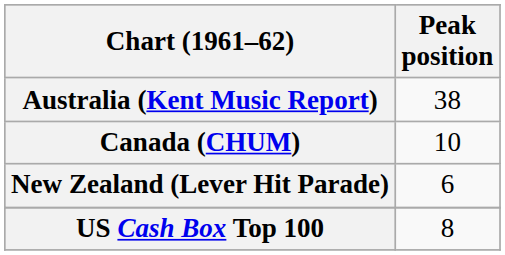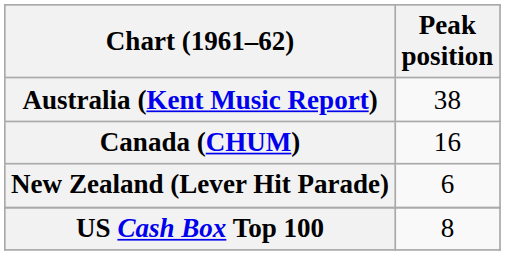(447, 142) 10 -> (447, 142) 16
